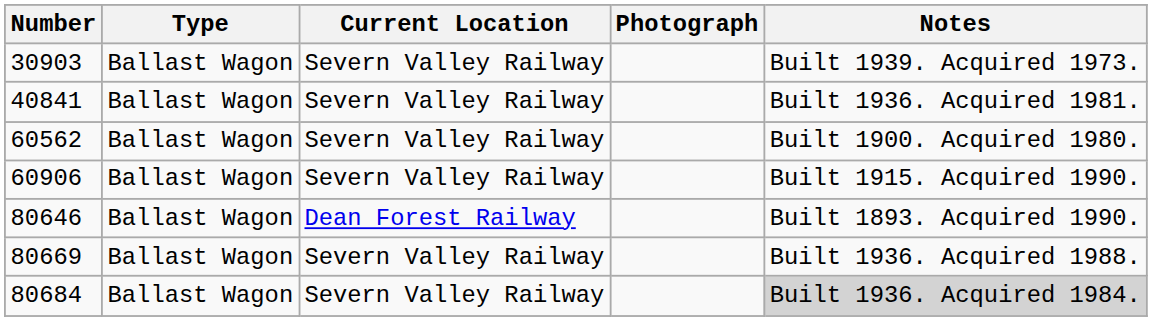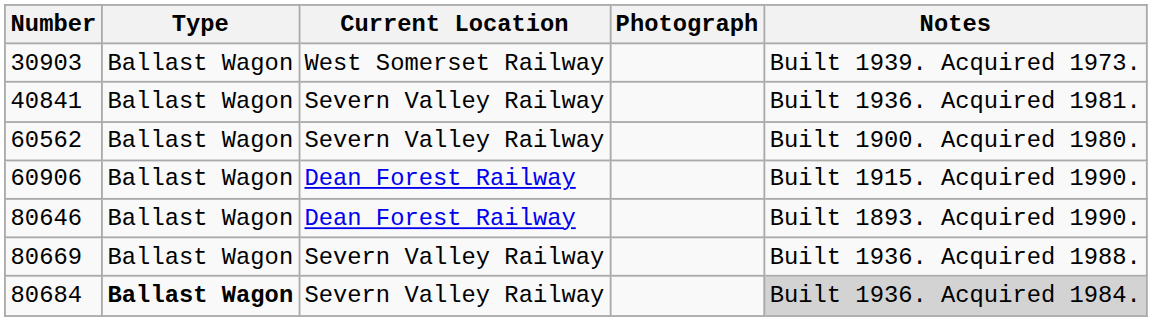(454, 63) Severn Valley Railway -> (454, 63) West Somerset Railway
(454, 179) Severn Valley Railway -> (440, 179) Dean Forest Railway
(200, 296) normal -> (200, 296) bold
